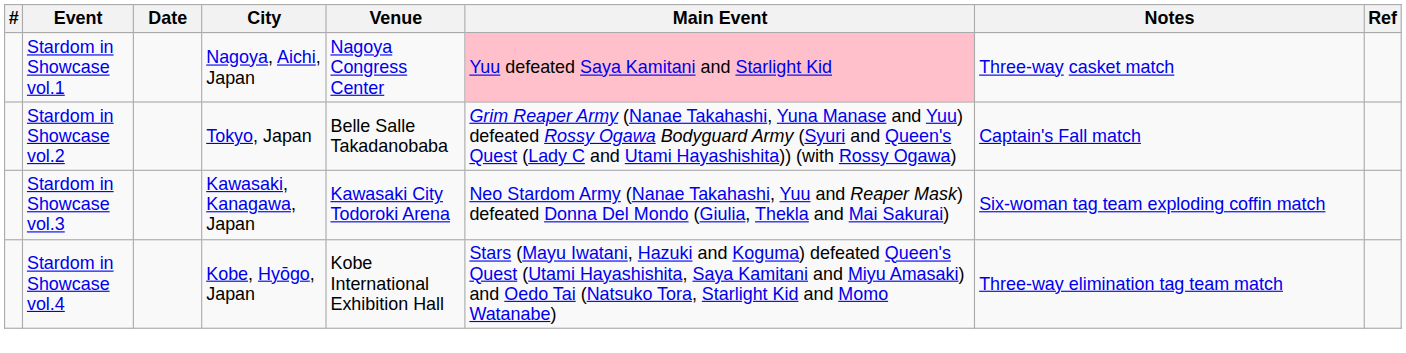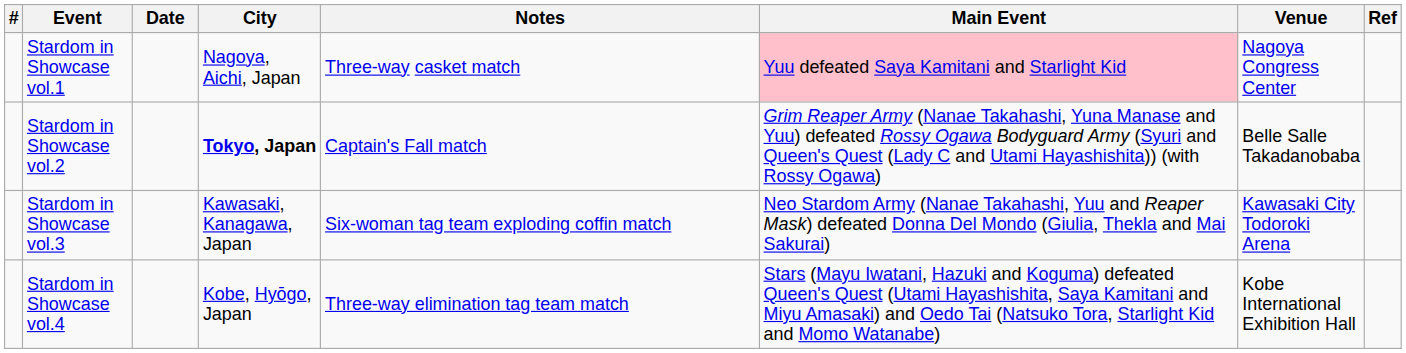columns swapped: (396, 18) <-> (1170, 18)
(259, 136) normal -> (260, 146) bold
